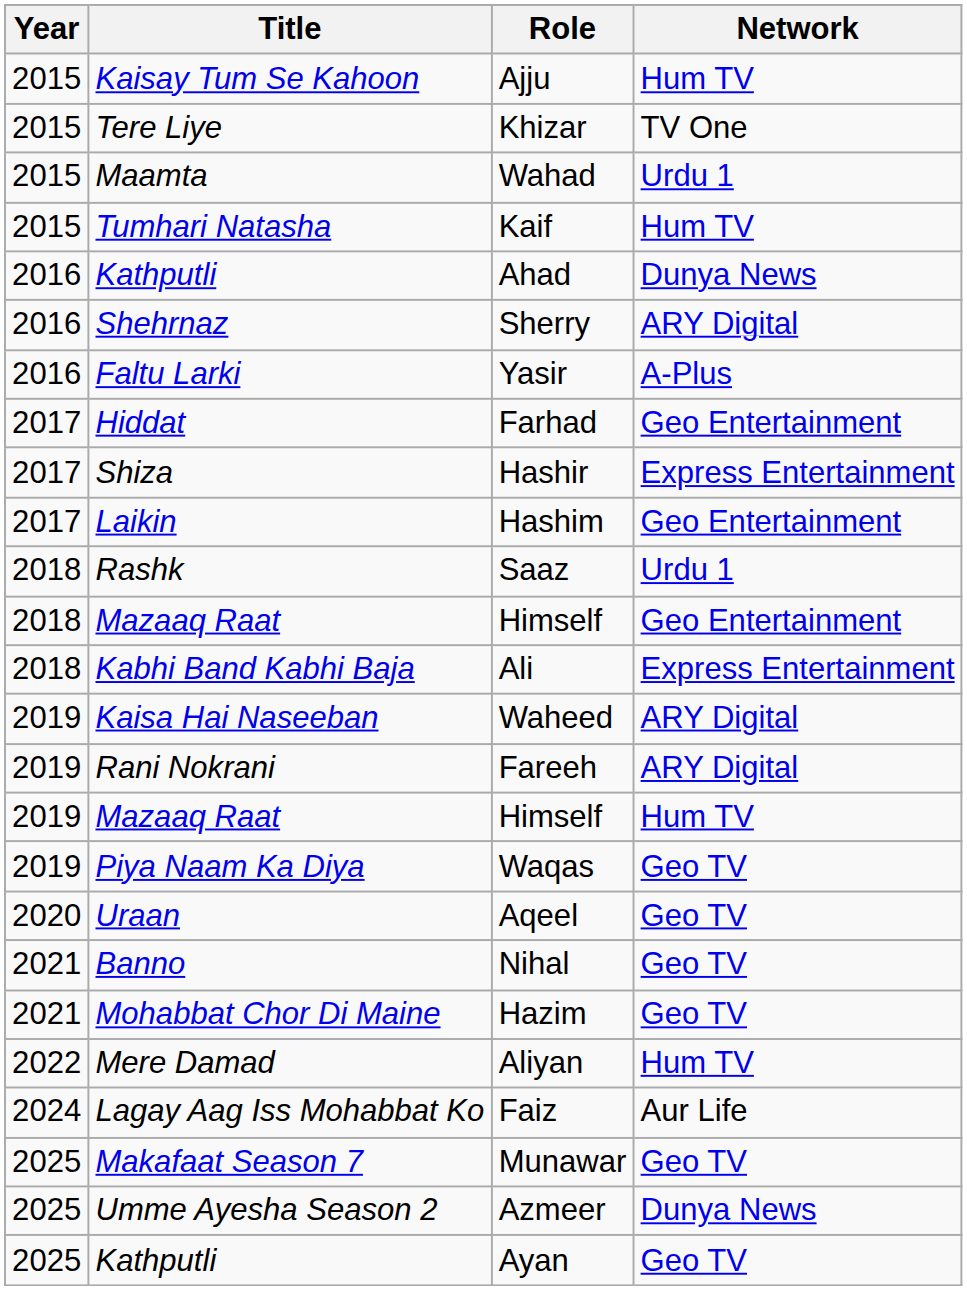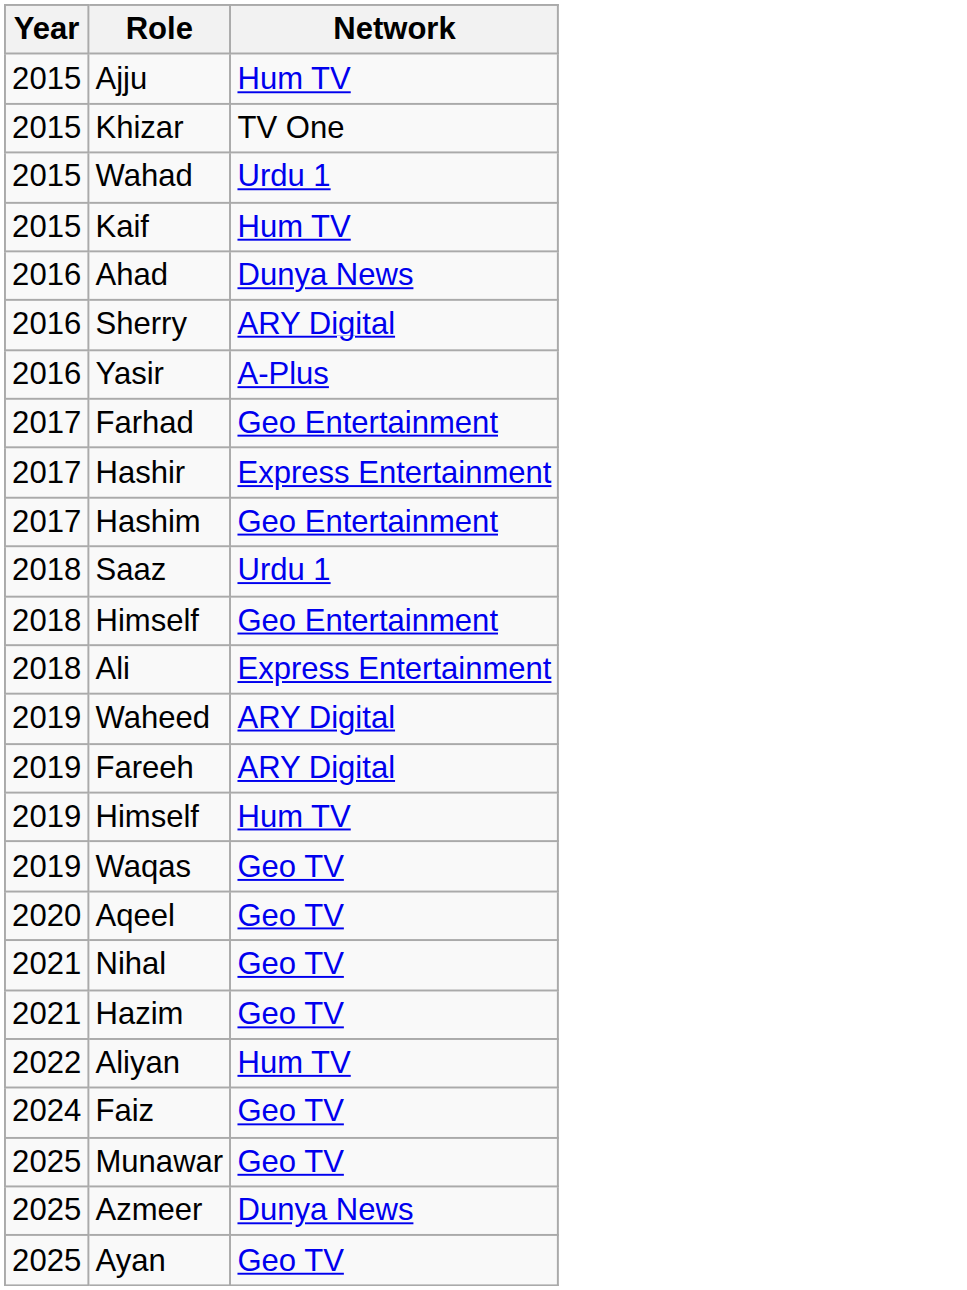- column: (290, 29)
(694, 1112) Aur Life -> (291, 1112) Geo TV
